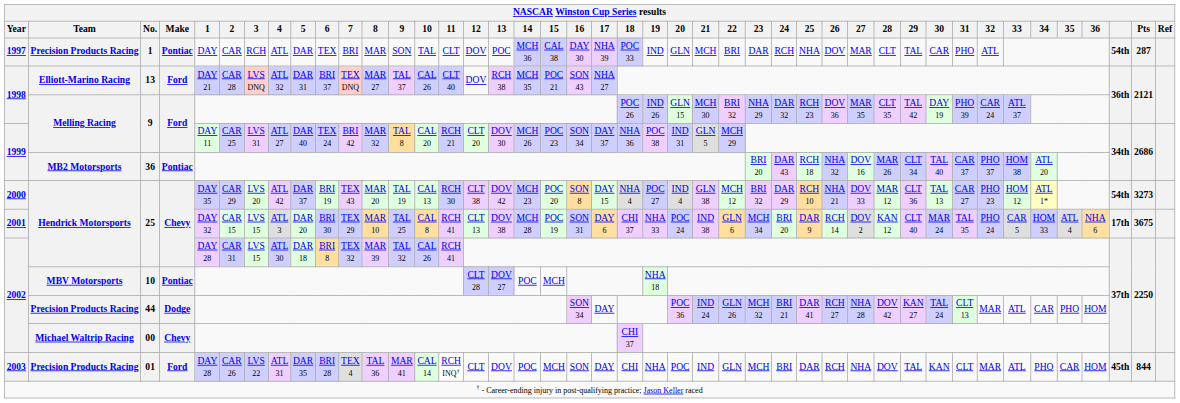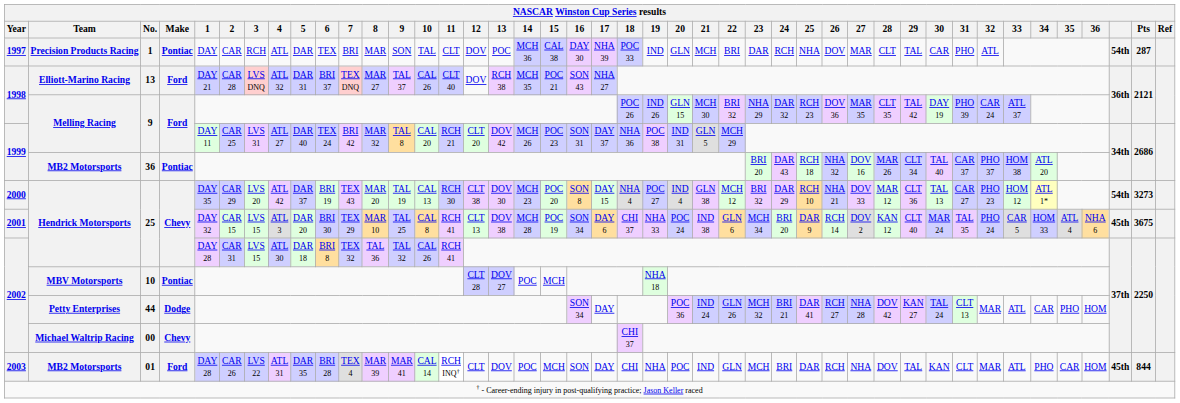(501, 137) DOV 30 -> (501, 137) DOV 42
(579, 137) SON 34 -> (579, 137) SON 31
(501, 194) DOV 42 -> (501, 194) DOV 30
(579, 223) SON 31 -> (579, 223) SON 34
(1120, 223) 17th -> (1120, 223) 45th
(375, 252) MAR 39 -> (375, 252) TAL 36
(84, 309) Precision Products Racing -> (84, 309) Petty Enterprises
(84, 367) Precision Products Racing -> (84, 367) MB2 Motorsports
(375, 366) TAL 36 -> (375, 366) MAR 39
